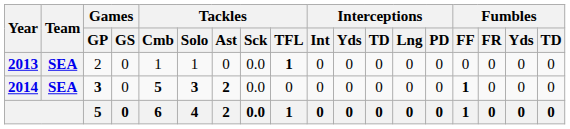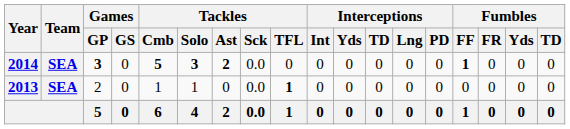rows swapped: (23, 64) <-> (23, 87)
